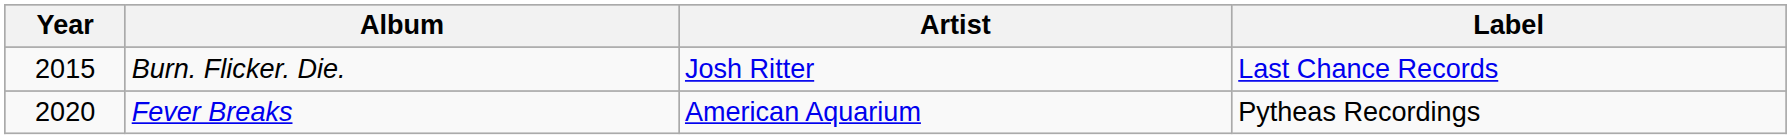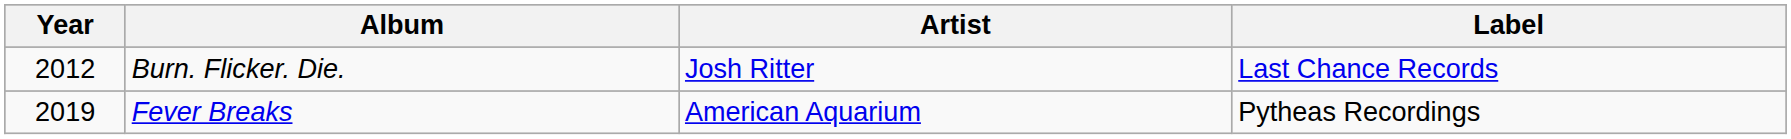(65, 68) 2015 -> (65, 68) 2012
(65, 111) 2020 -> (65, 111) 2019
